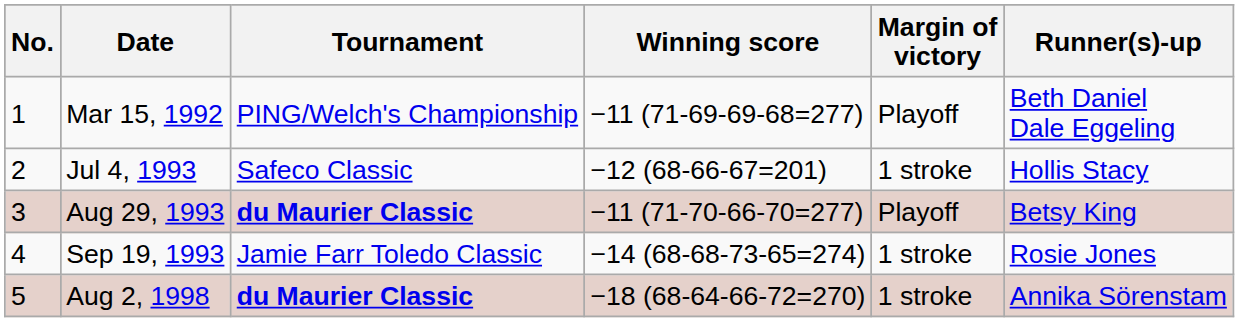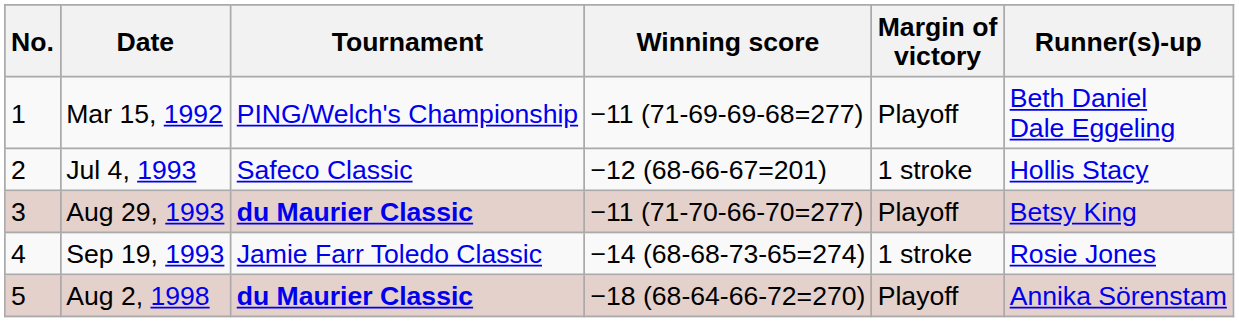(925, 296) 1 stroke -> (918, 296) Playoff
